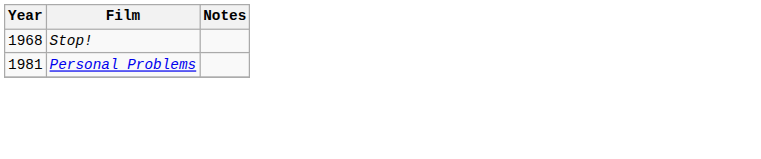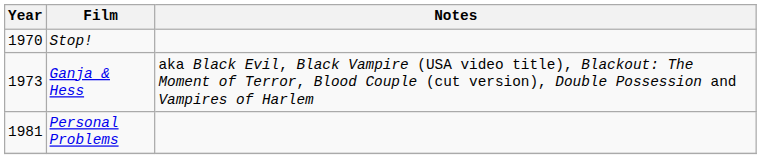(25, 41) 1968 -> (25, 41) 1970
+ row: (80, 82)
